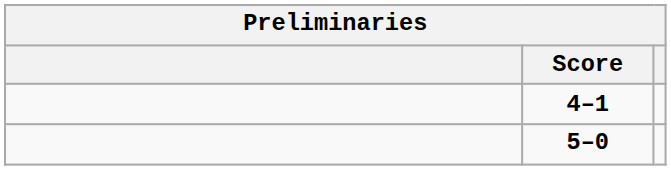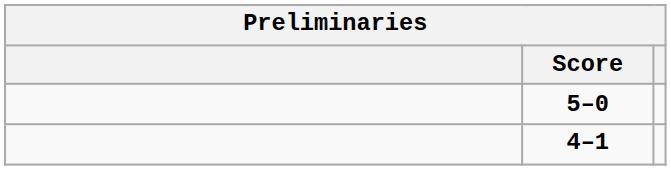rows swapped: (588, 104) <-> (588, 144)
